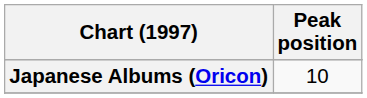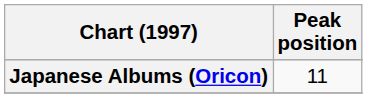(317, 76) 10 -> (317, 76) 11
